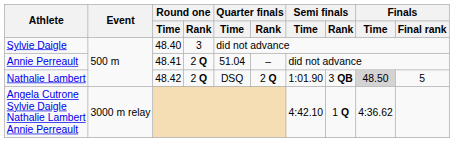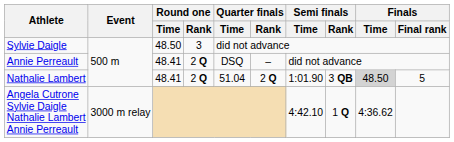(168, 46) 48.40 -> (168, 46) 48.50
(232, 62) 51.04 -> (232, 62) DSQ
(168, 78) 48.42 -> (168, 78) 48.41
(232, 78) DSQ -> (232, 78) 51.04
